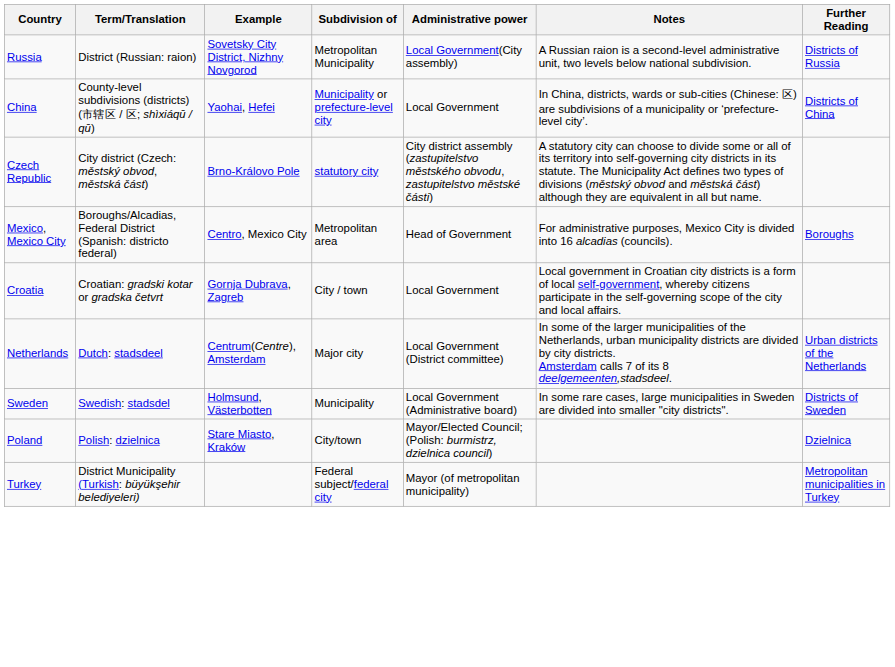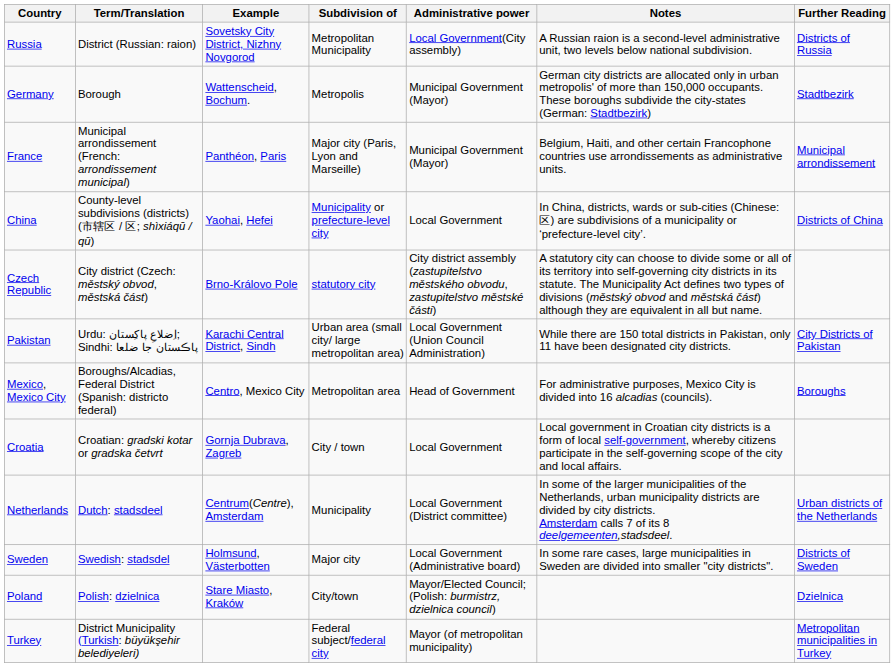+ row: (30, 94)
+ row: (25, 157)
+ row: (29, 340)
(339, 353) Major city -> (341, 510) Municipality
(344, 403) Municipality -> (336, 560) Major city
